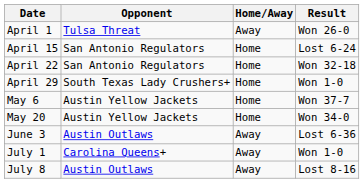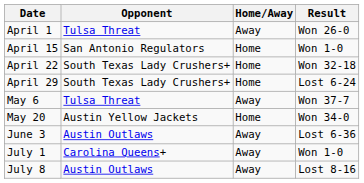(327, 48) Lost 6-24 -> (321, 48) Won 1-0
(134, 65) San Antonio Regulators -> (147, 65) South Texas Lady Crushers+
(321, 83) Won 1-0 -> (327, 83) Lost 6-24
(131, 100) Austin Yellow Jackets -> (102, 100) Tulsa Threat
(248, 100) Home -> (248, 100) Away
